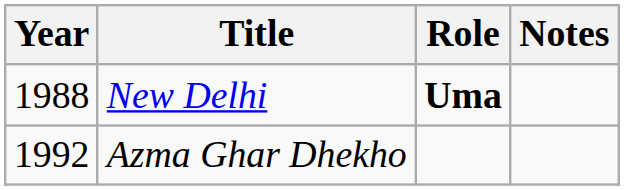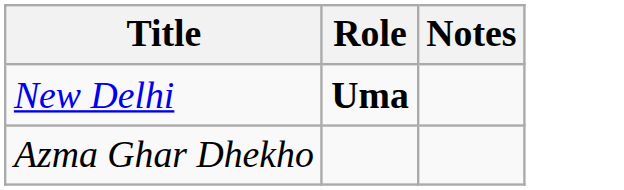- column: (52, 34)
